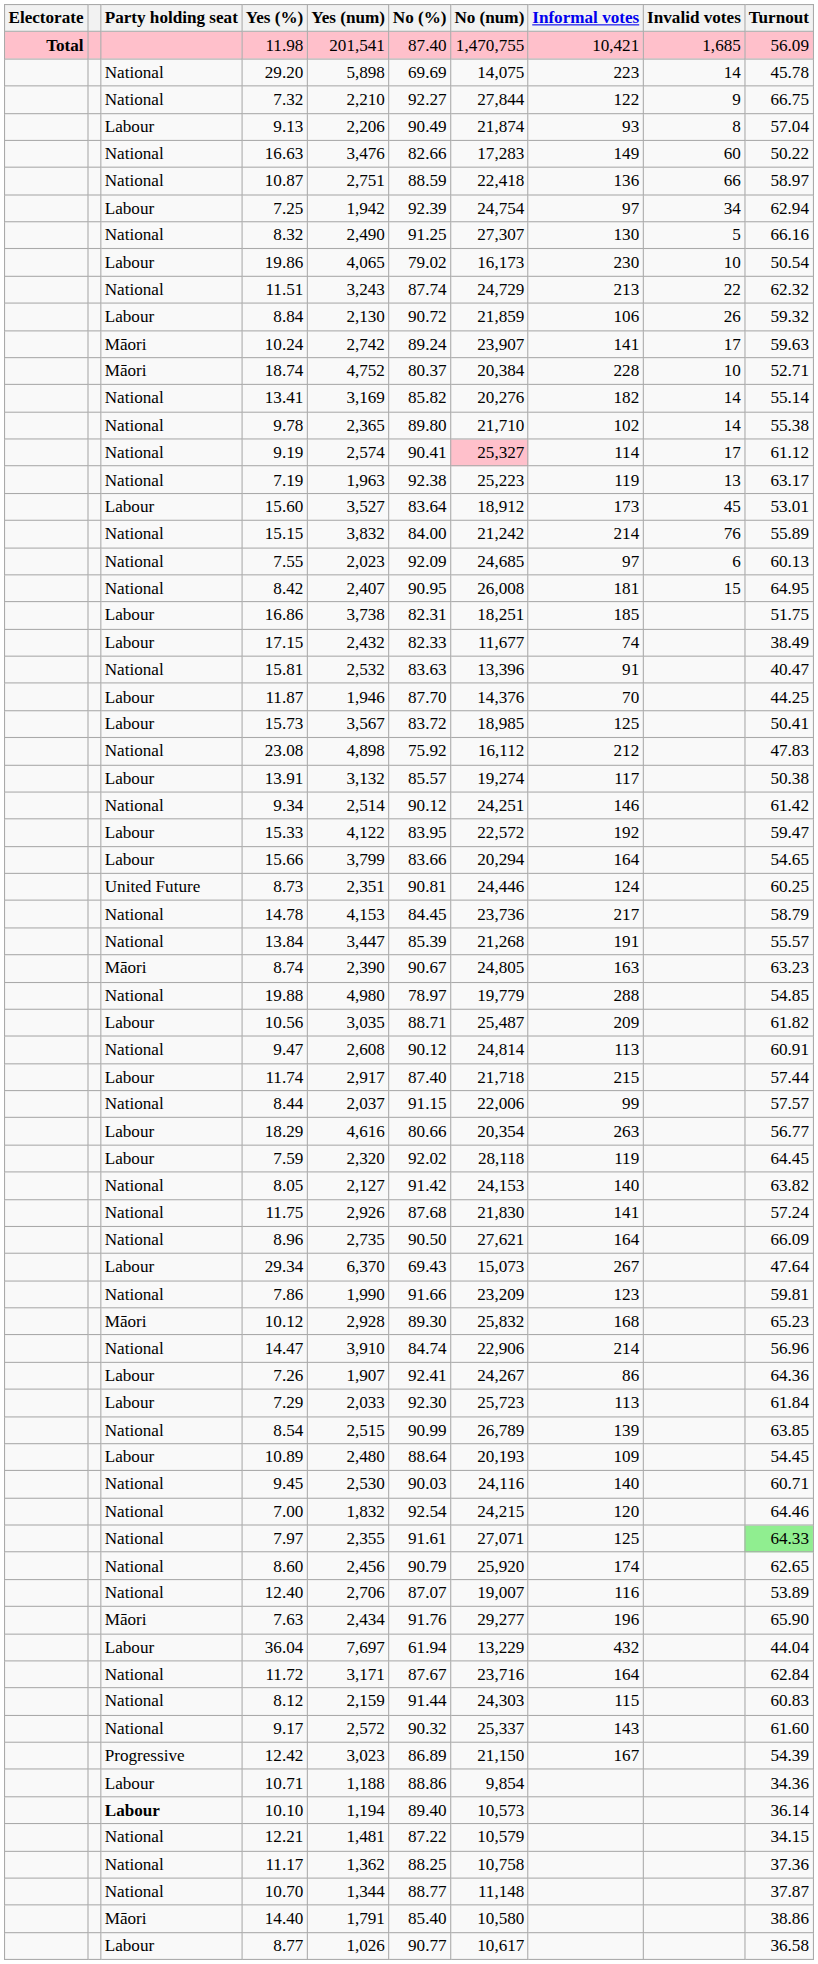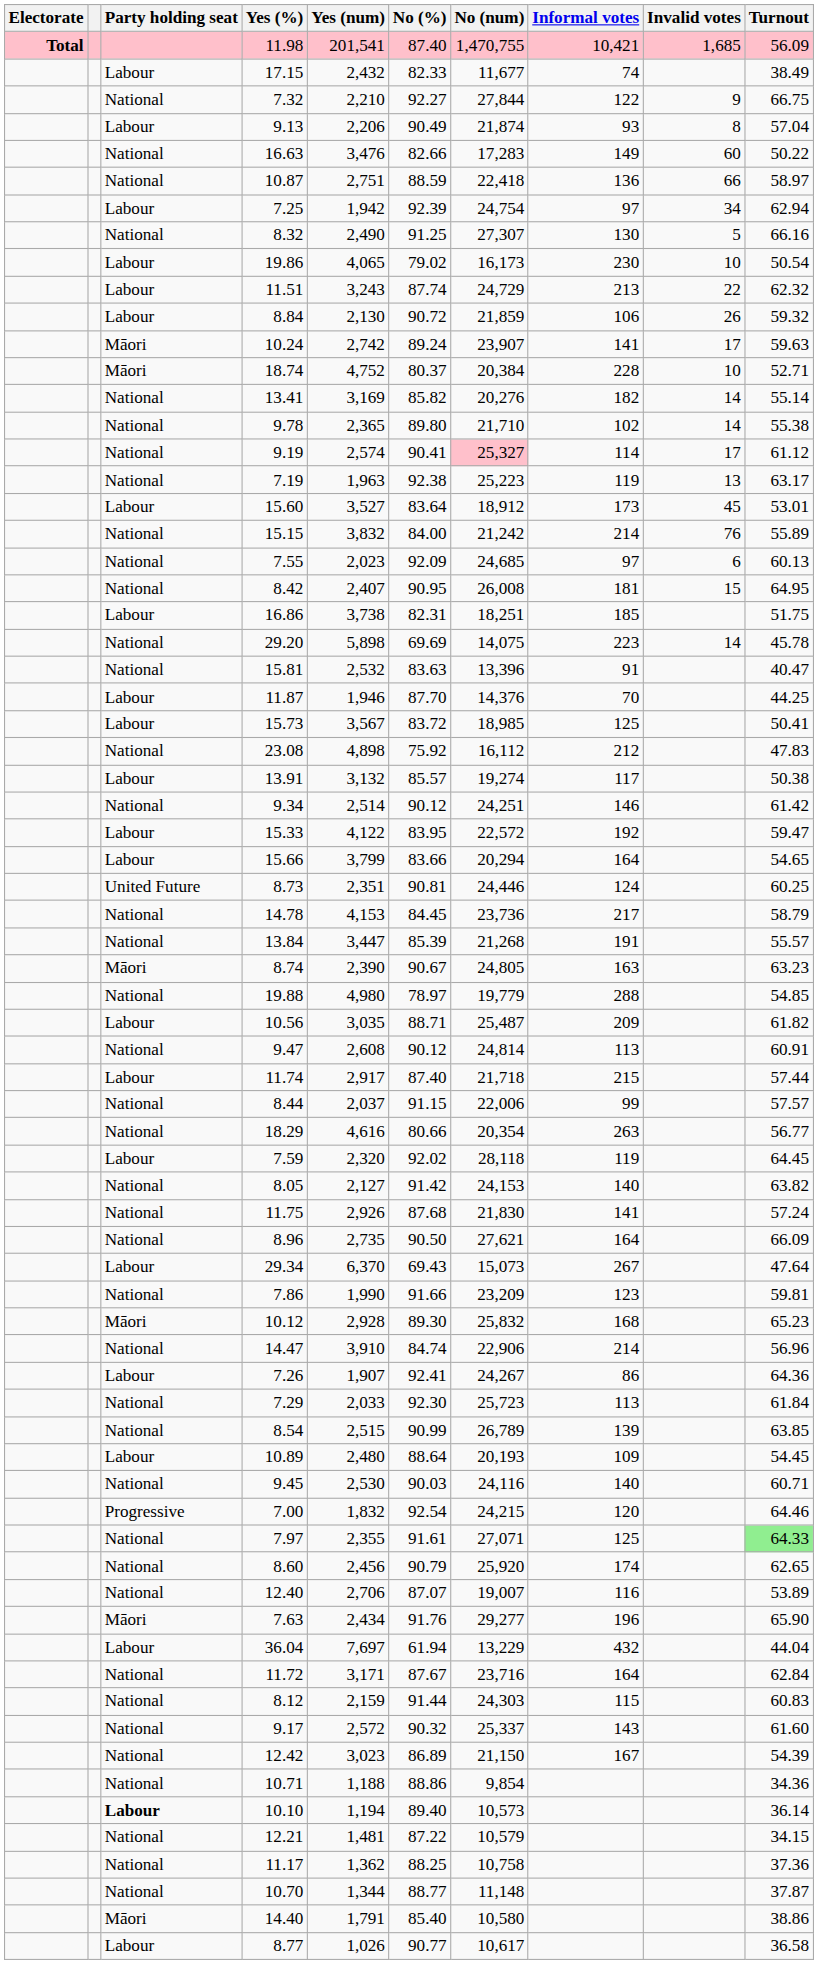rows swapped: (284, 72) <-> (284, 642)
(134, 289) National -> (129, 289) Labour
(129, 1131) Labour -> (134, 1131) National
(129, 1402) Labour -> (134, 1402) National
(134, 1511) National -> (145, 1511) Progressive
(145, 1755) Progressive -> (134, 1755) National
(129, 1782) Labour -> (134, 1782) National
